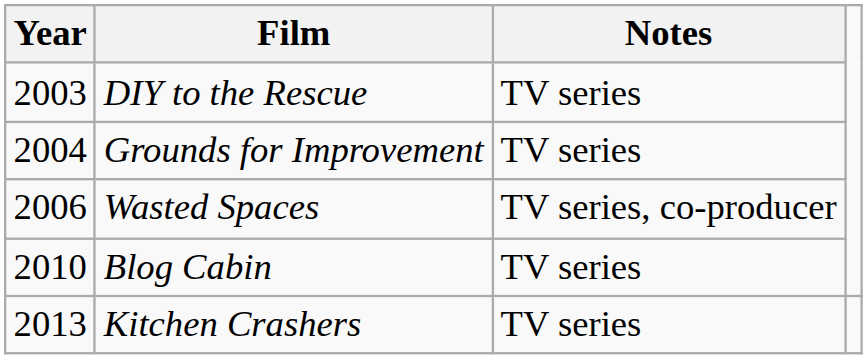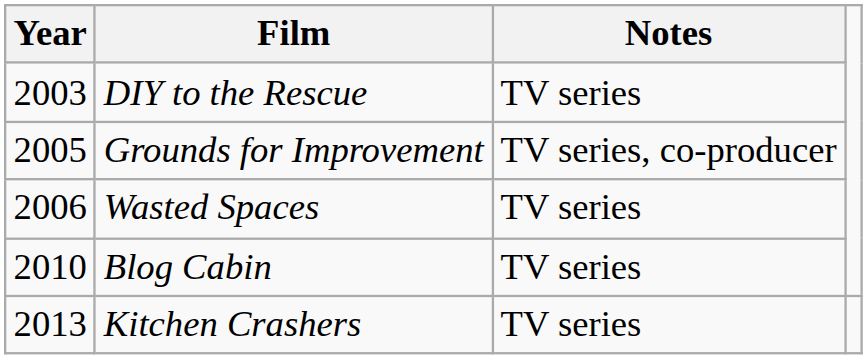(50, 149) 2004 -> (50, 149) 2005
(571, 149) TV series -> (669, 149) TV series, co-producer
(669, 207) TV series, co-producer -> (571, 207) TV series
